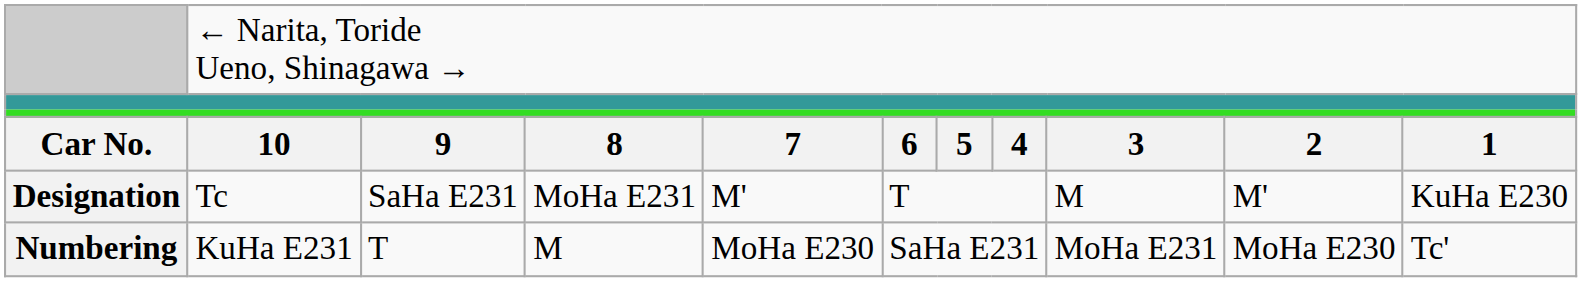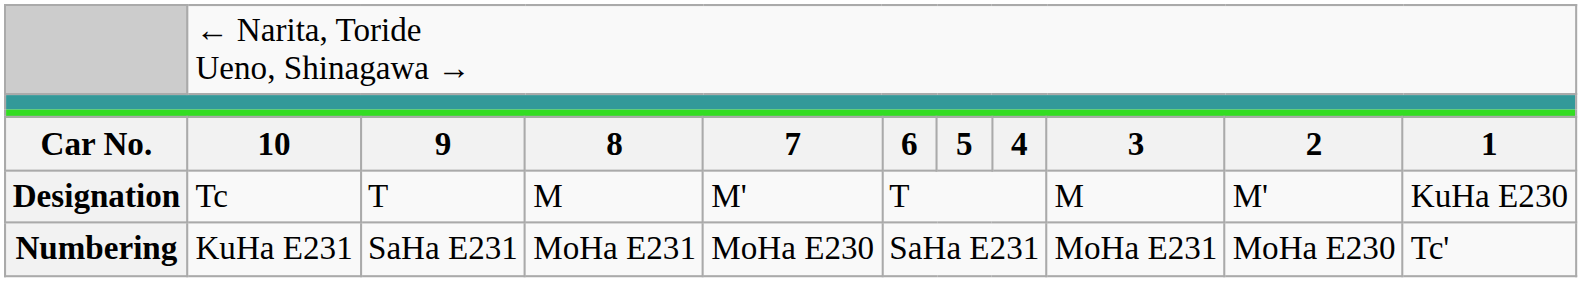(443, 195) SaHa E231 -> (378, 195) T
(615, 195) MoHa E231 -> (548, 195) M
(378, 248) T -> (443, 248) SaHa E231
(548, 248) M -> (615, 248) MoHa E231
